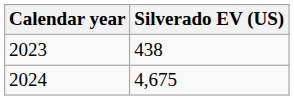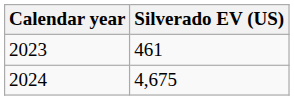(149, 49) 438 -> (149, 49) 461
